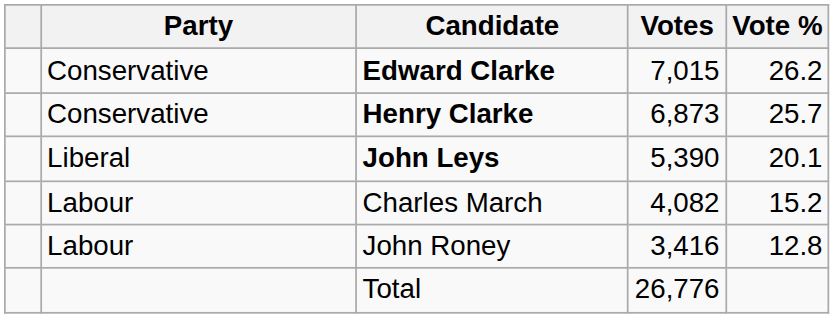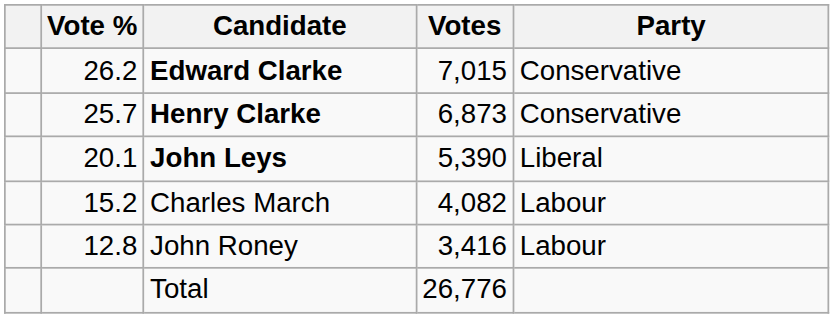columns swapped: (198, 26) <-> (777, 26)
